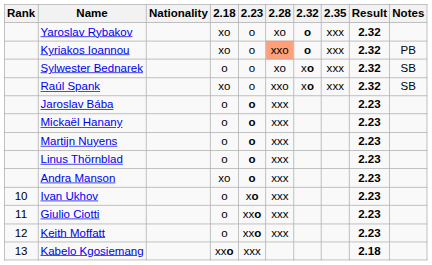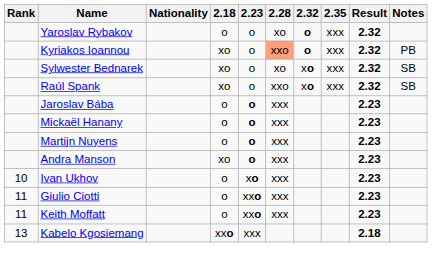(224, 31) xo -> (224, 31) o
(224, 68) o -> (224, 68) xo
- row: (82, 159)
(21, 232) 12 -> (21, 214) 11
